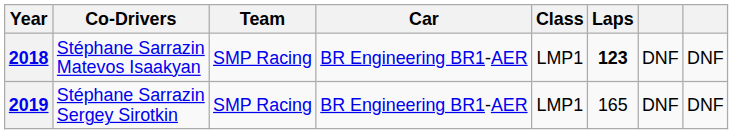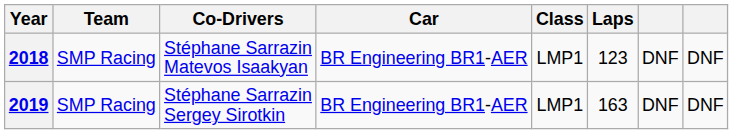columns swapped: (262, 19) <-> (131, 19)
(613, 57) bold -> (613, 57) normal
(613, 105) 165 -> (613, 105) 163
